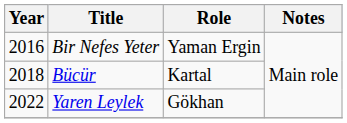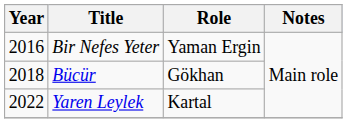(190, 74) Kartal -> (196, 74) Gökhan
(196, 103) Gökhan -> (190, 103) Kartal
